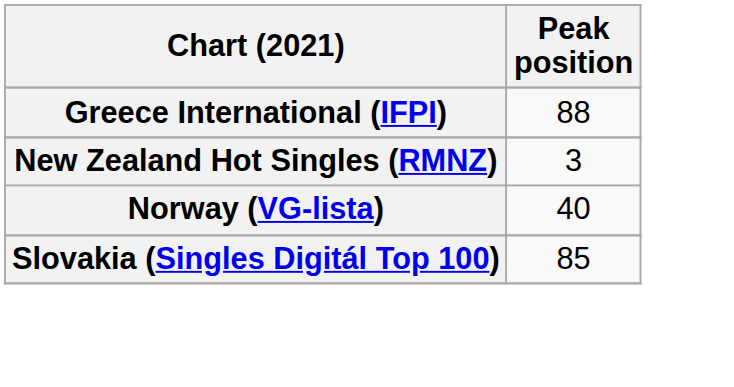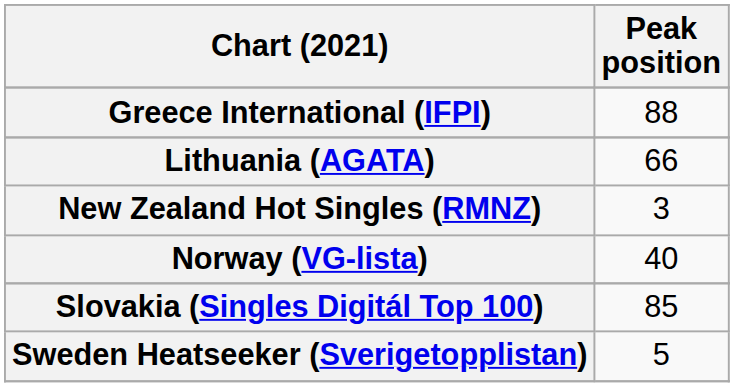+ row: (300, 160)
+ row: (300, 355)
